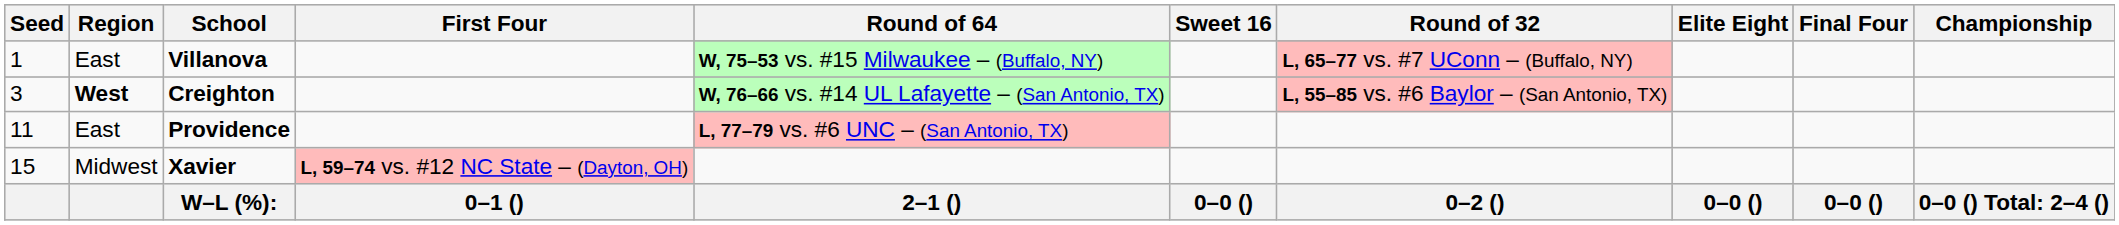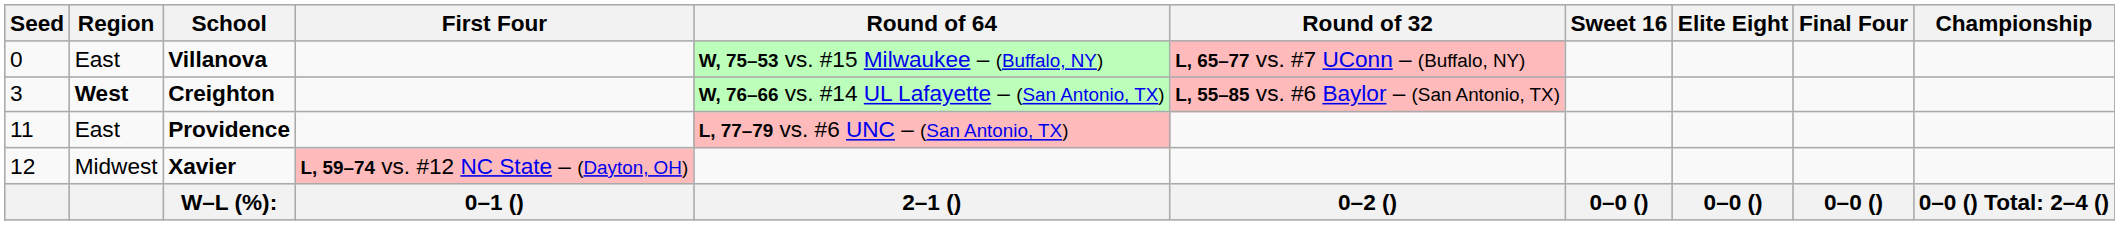columns swapped: (1475, 23) <-> (1224, 23)
(16, 59) 1 -> (16, 59) 0
(23, 166) 15 -> (23, 166) 12
